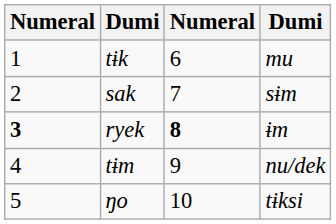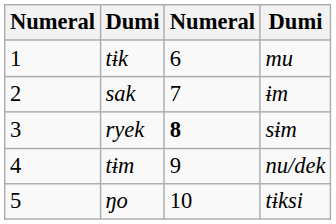(281, 93) sɨm -> (277, 93) ɨm
(16, 129) bold -> (16, 129) normal
(277, 129) ɨm -> (281, 129) sɨm
